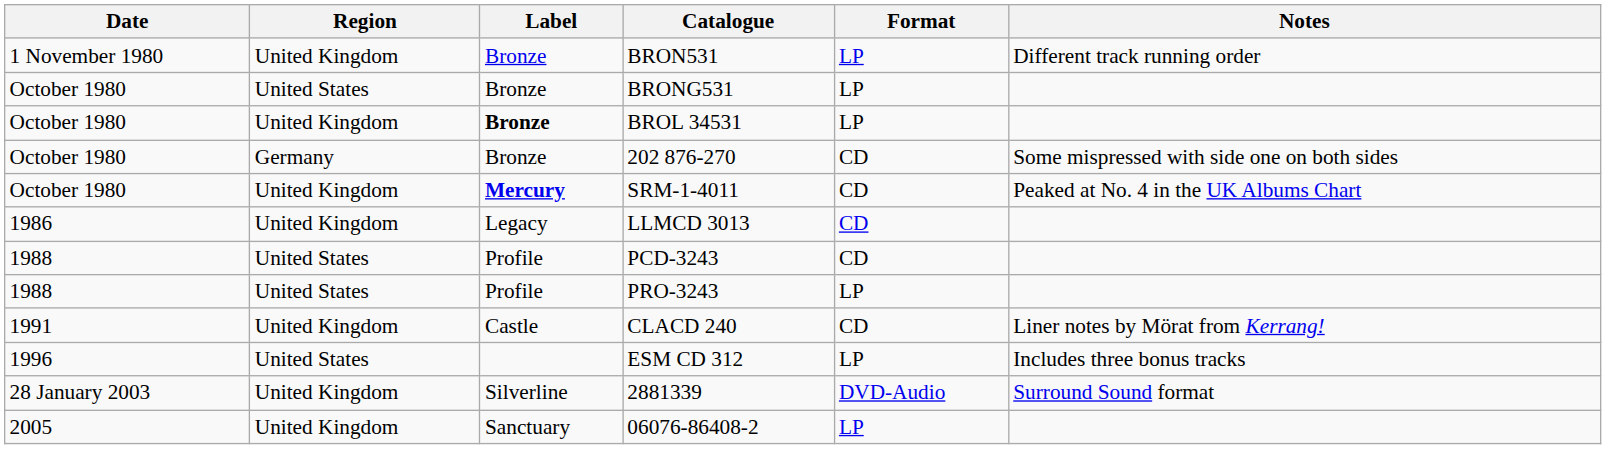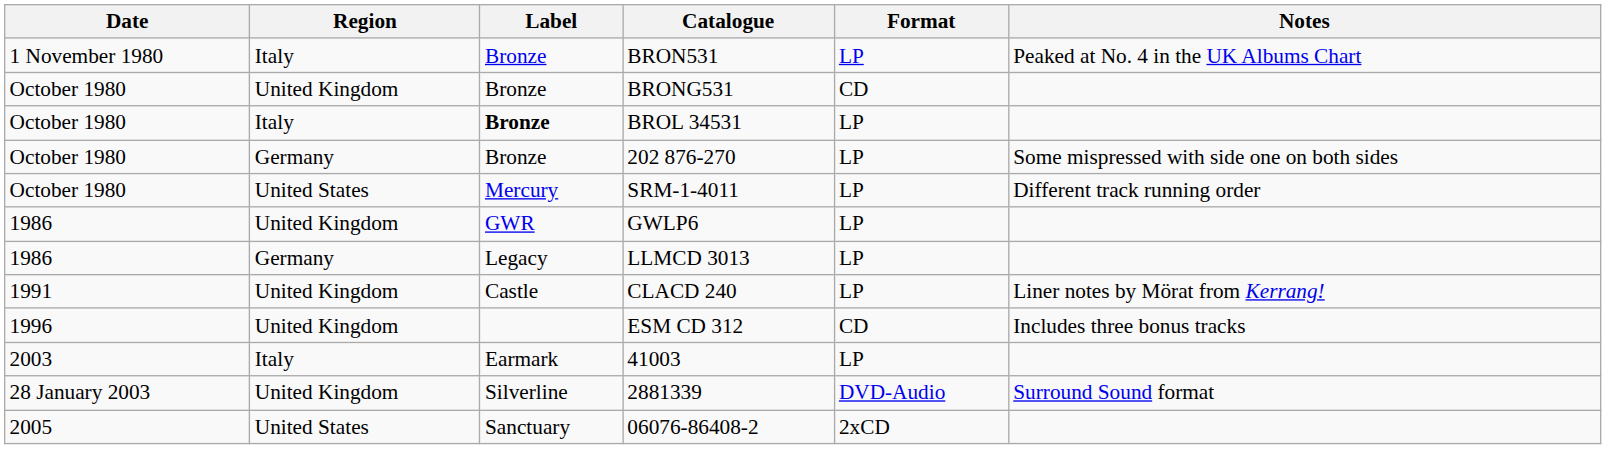(327, 55) United Kingdom -> (274, 55) Italy
(1137, 55) Different track running order -> (1187, 55) Peaked at No. 4 in the UK Albums Chart
(312, 88) United States -> (327, 88) United Kingdom
(851, 88) LP -> (854, 88) CD
(327, 122) United Kingdom -> (274, 122) Italy
(854, 156) CD -> (851, 156) LP
(327, 190) United Kingdom -> (312, 190) United States
(525, 190) bold -> (522, 190) normal
(854, 190) CD -> (851, 190) LP
(1187, 190) Peaked at No. 4 in the UK Albums Chart -> (1137, 190) Different track running order
+ row: (663, 223)
(327, 223) United Kingdom -> (294, 257) Germany
(854, 223) CD -> (851, 257) LP
- row: (673, 257)
- row: (673, 291)
(854, 325) CD -> (851, 291) LP
(312, 358) United States -> (327, 325) United Kingdom
(851, 358) LP -> (854, 325) CD
+ row: (654, 358)
(327, 426) United Kingdom -> (312, 426) United States
(851, 426) LP -> (864, 426) 2xCD
